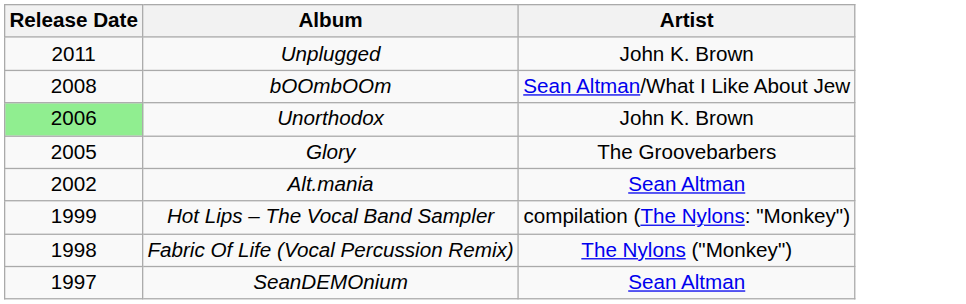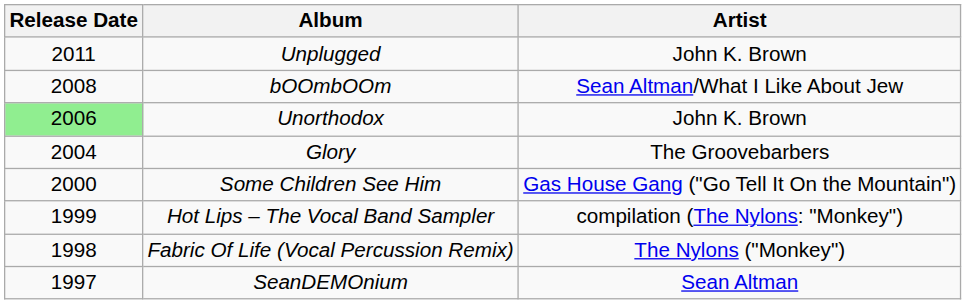(74, 151) 2005 -> (74, 151) 2004
- row: (331, 184)
+ row: (331, 184)
